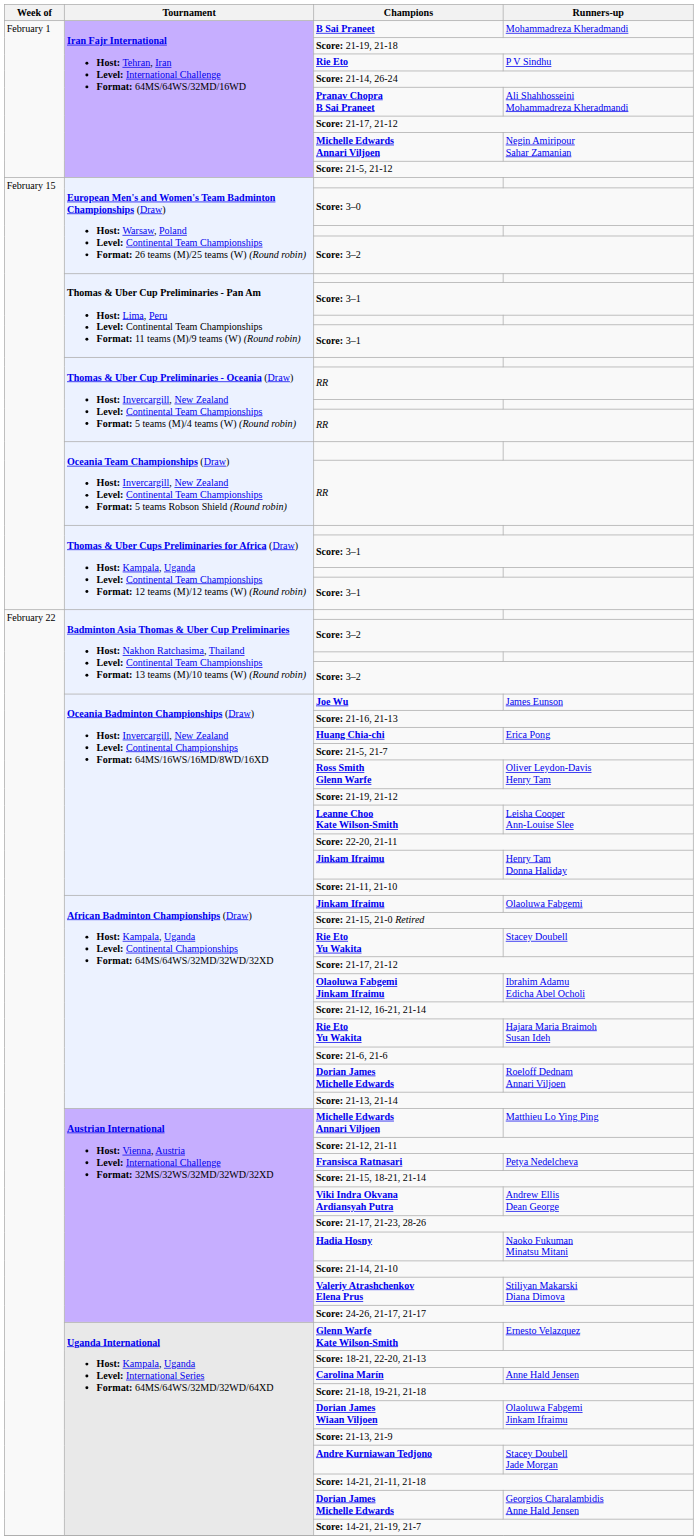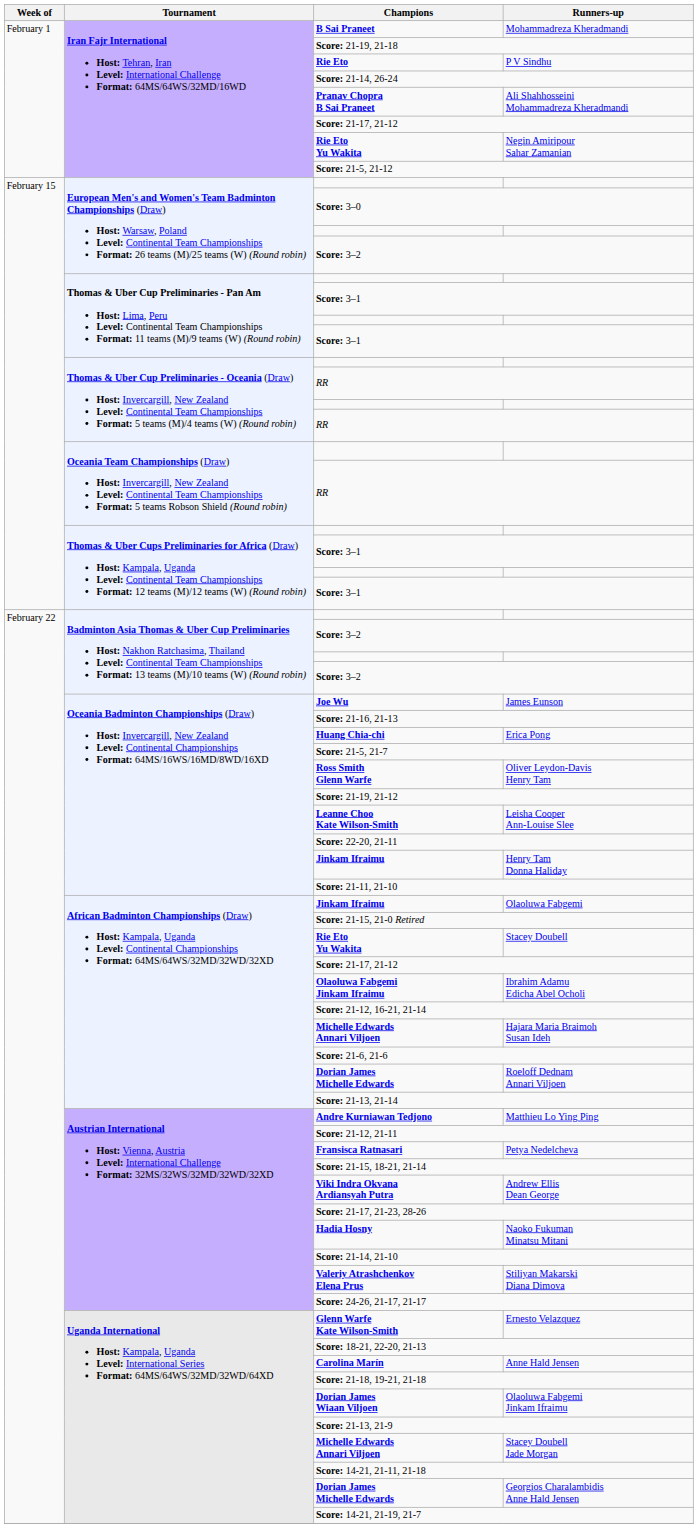(355, 146) Michelle Edwards Annari Viljoen -> (339, 146) Rie Eto Yu Wakita
(339, 1032) Rie Eto Yu Wakita -> (355, 1032) Michelle Edwards Annari Viljoen
(355, 1122) Michelle Edwards Annari Viljoen -> (374, 1116) Andre Kurniawan Tedjono
(374, 1453) Andre Kurniawan Tedjono -> (355, 1447) Michelle Edwards Annari Viljoen
